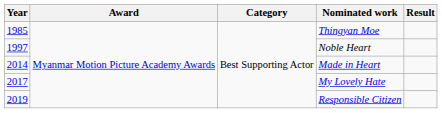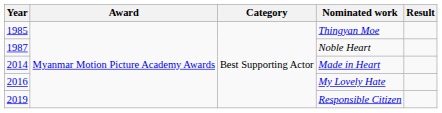(17, 47) 1997 -> (17, 47) 1987
(17, 82) 2017 -> (17, 82) 2016
